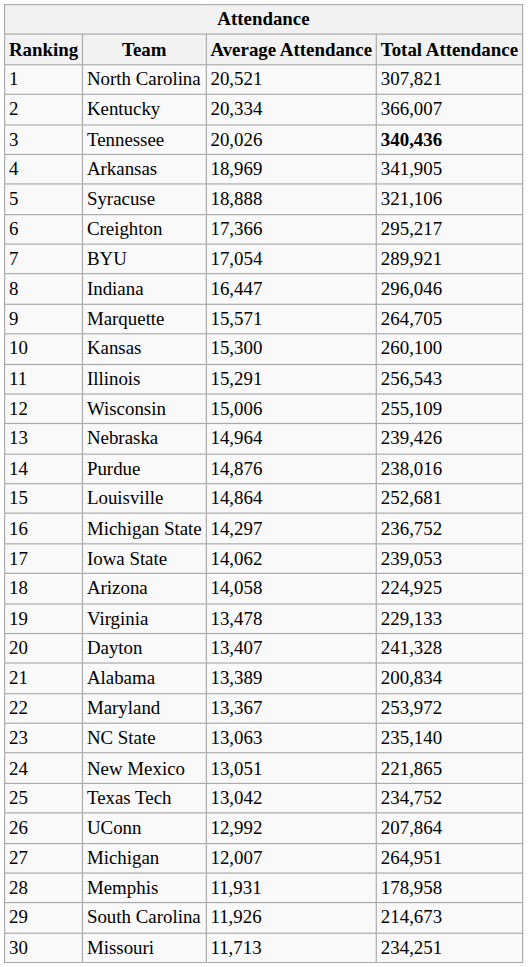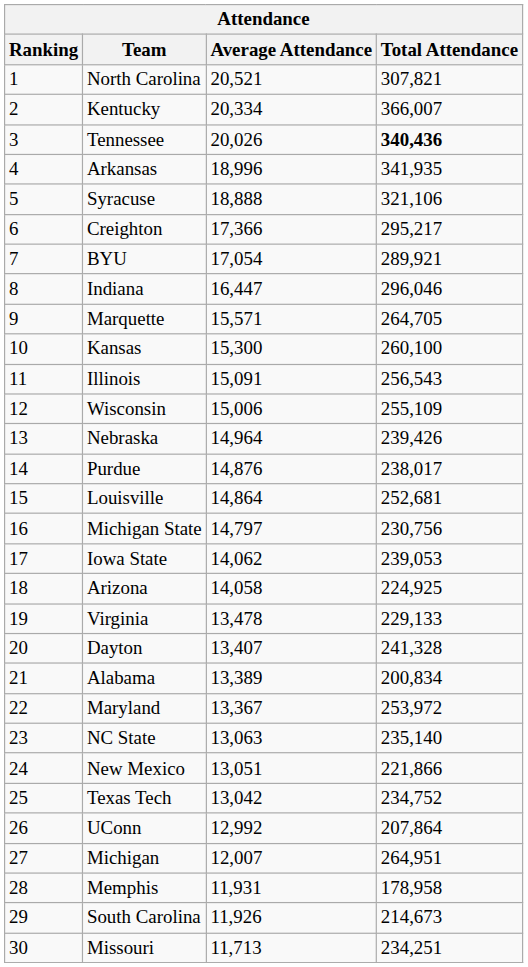(236, 169) 18,969 -> (236, 169) 18,996
(411, 169) 341,905 -> (411, 169) 341,935
(236, 378) 15,291 -> (236, 378) 15,091
(411, 468) 238,016 -> (411, 468) 238,017
(236, 528) 14,297 -> (236, 528) 14,797
(411, 528) 236,752 -> (411, 528) 230,756
(411, 768) 221,865 -> (411, 768) 221,866
